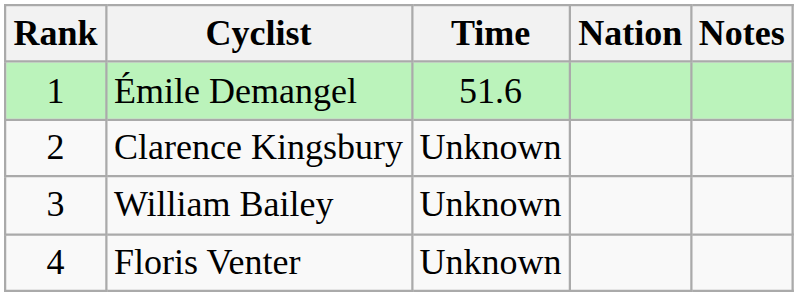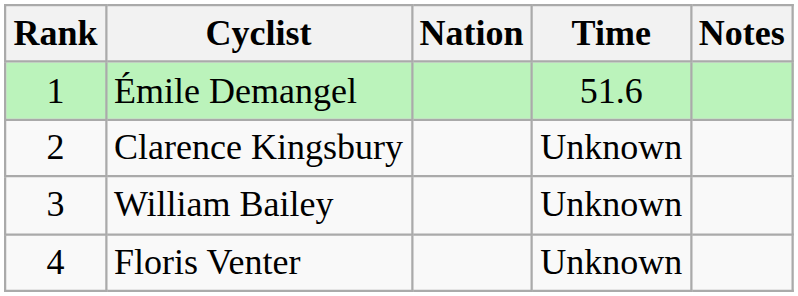columns swapped: (630, 33) <-> (491, 33)
